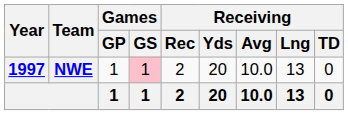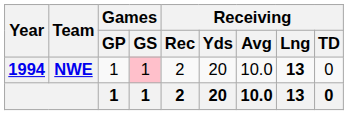(27, 69) 1997 -> (27, 69) 1994
(295, 69) normal -> (295, 69) bold
